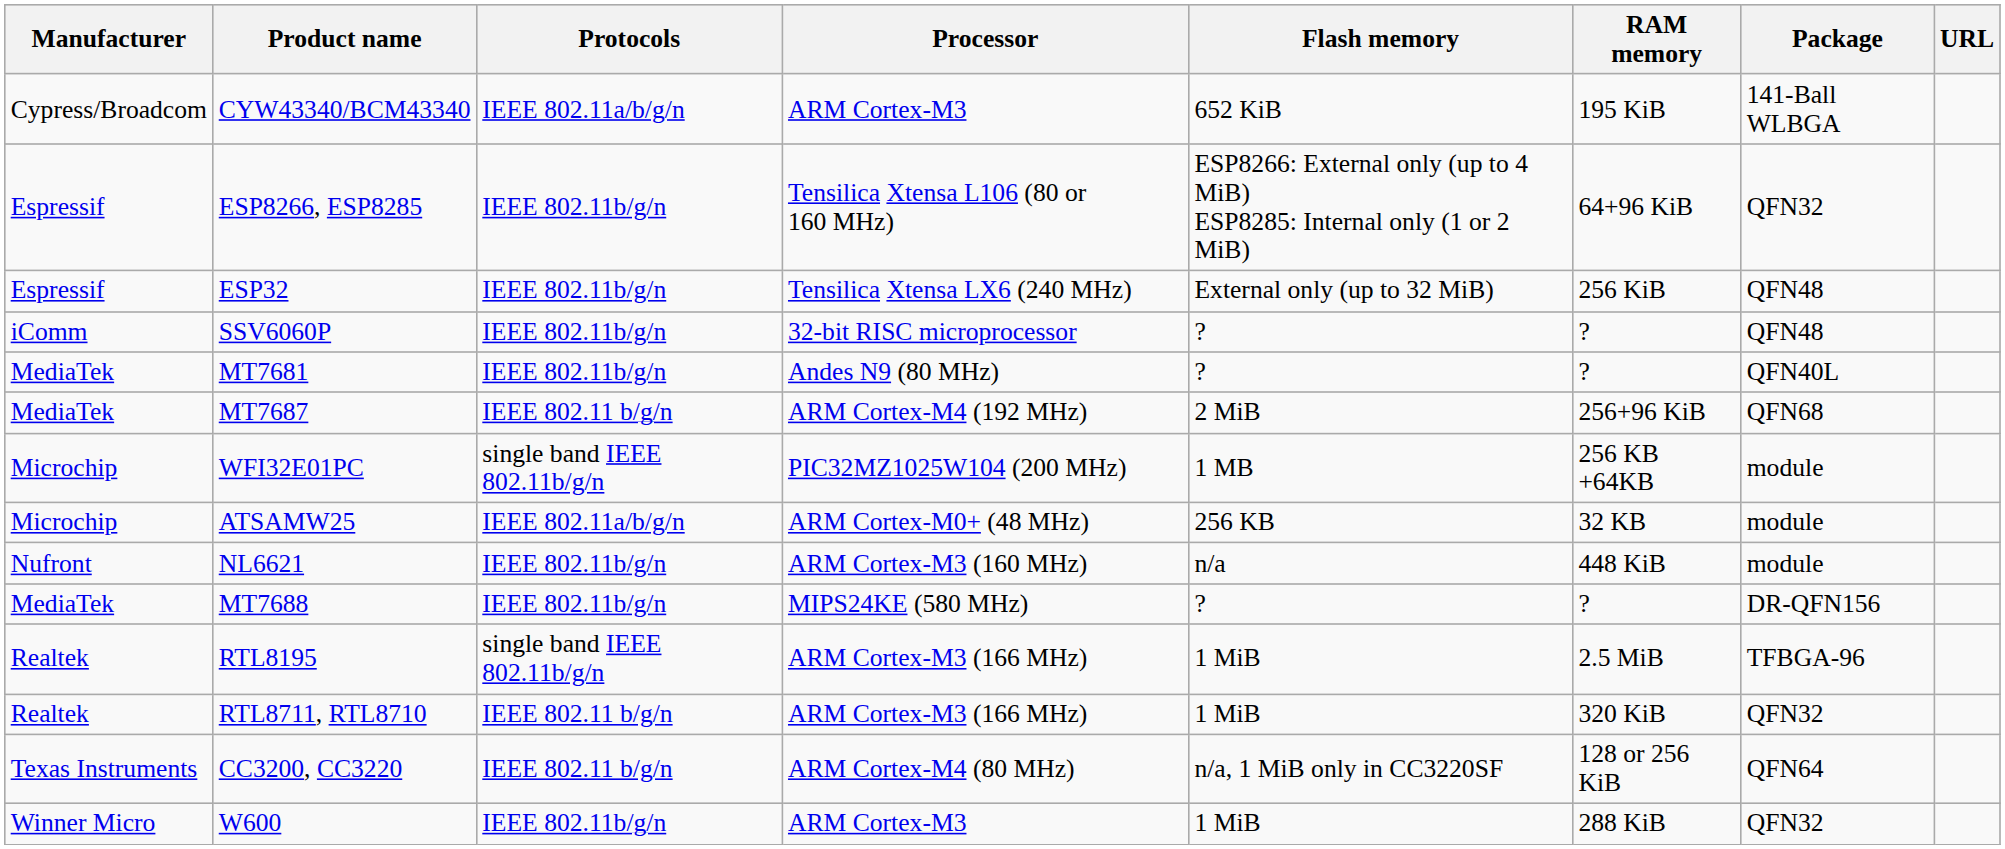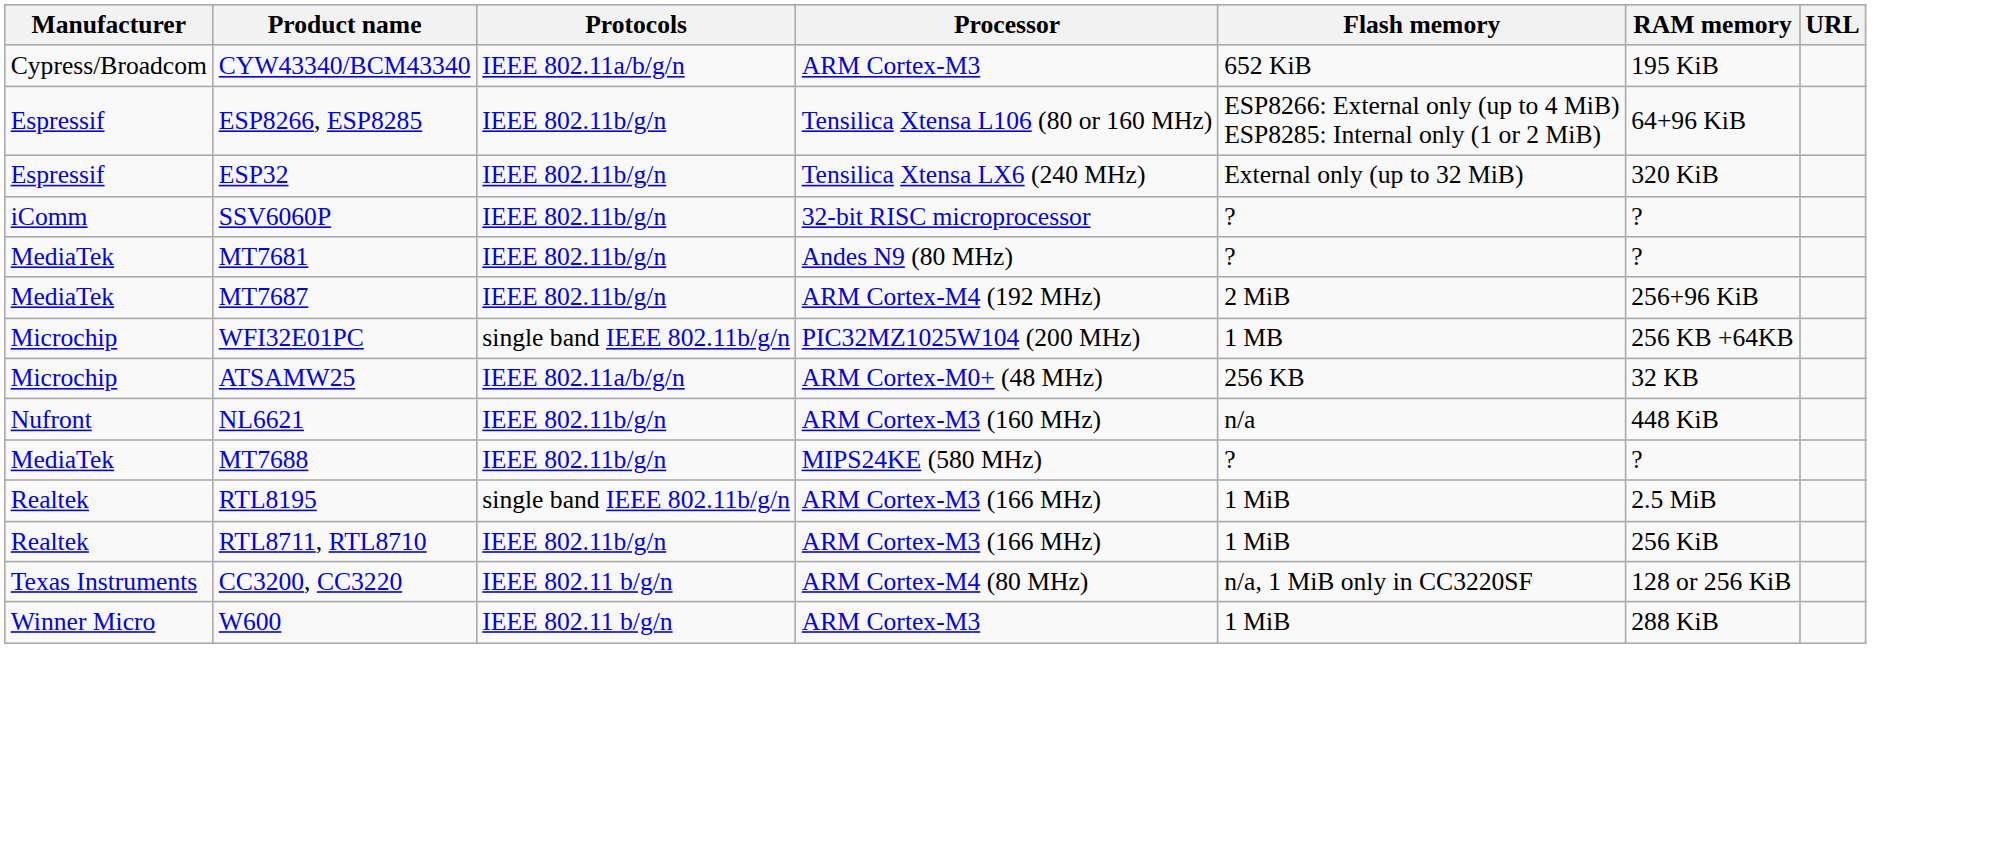- column: (1837, 39)
(1622, 290) 256 KiB -> (1675, 175) 320 KiB
(577, 412) IEEE 802.11 b/g/n -> (574, 297) IEEE 802.11b/g/n
(577, 713) IEEE 802.11 b/g/n -> (574, 540) IEEE 802.11b/g/n
(1622, 713) 320 KiB -> (1675, 540) 256 KiB
(574, 823) IEEE 802.11b/g/n -> (577, 622) IEEE 802.11 b/g/n
